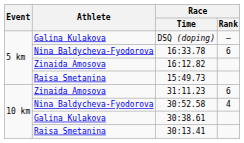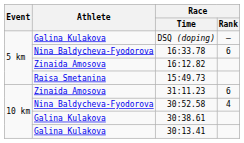(70, 131) Raisa Smetanina -> (70, 131) Galina Kulakova
